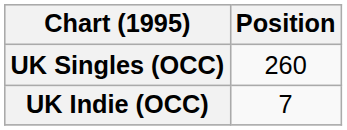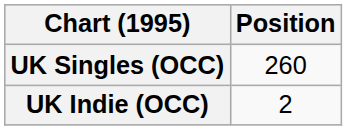(286, 104) 7 -> (286, 104) 2
